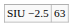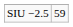(60, 13) 63 -> (60, 13) 59
